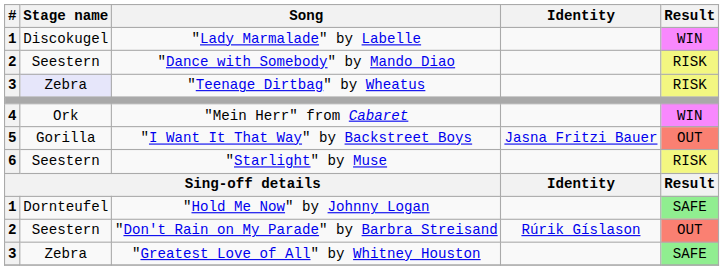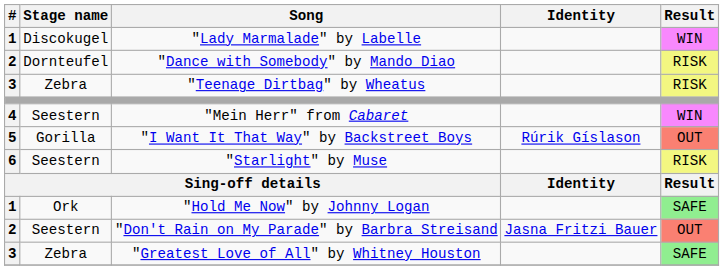(66, 62) Seestern -> (66, 62) Dornteufel
(66, 85) lavender background -> (66, 85) no background
(66, 115) Ork -> (66, 115) Seestern
(581, 138) Jasna Fritzi Bauer -> (581, 138) Rúrik Gíslason
(66, 208) Dornteufel -> (66, 208) Ork
(581, 231) Rúrik Gíslason -> (581, 231) Jasna Fritzi Bauer
